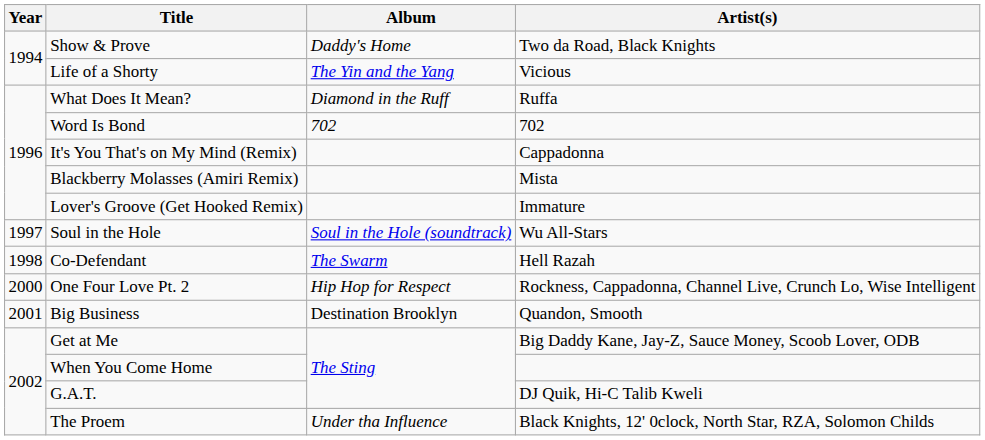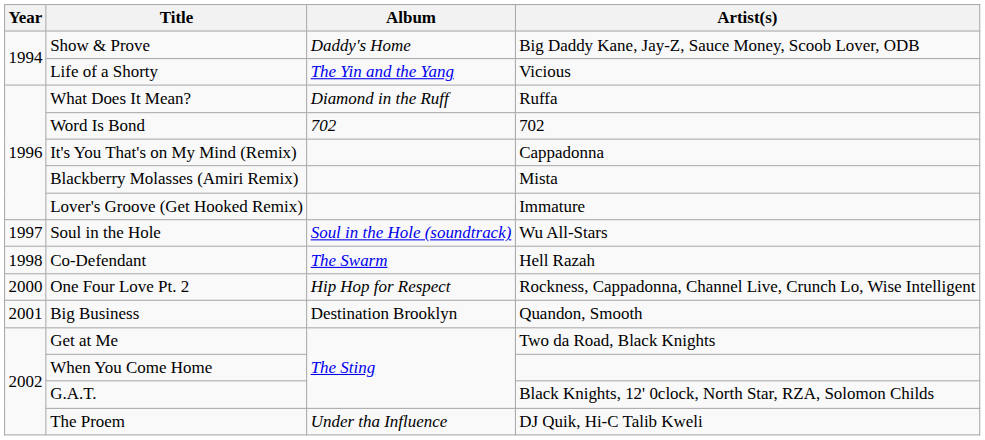(617, 44) Two da Road, Black Knights -> (719, 44) Big Daddy Kane, Jay-Z, Sauce Money, Scoob Lover, ODB
(719, 340) Big Daddy Kane, Jay-Z, Sauce Money, Scoob Lover, ODB -> (617, 340) Two da Road, Black Knights
(611, 394) DJ Quik, Hi-C Talib Kweli -> (727, 394) Black Knights, 12' 0clock, North Star, RZA, Solomon Childs
(727, 421) Black Knights, 12' 0clock, North Star, RZA, Solomon Childs -> (611, 421) DJ Quik, Hi-C Talib Kweli
